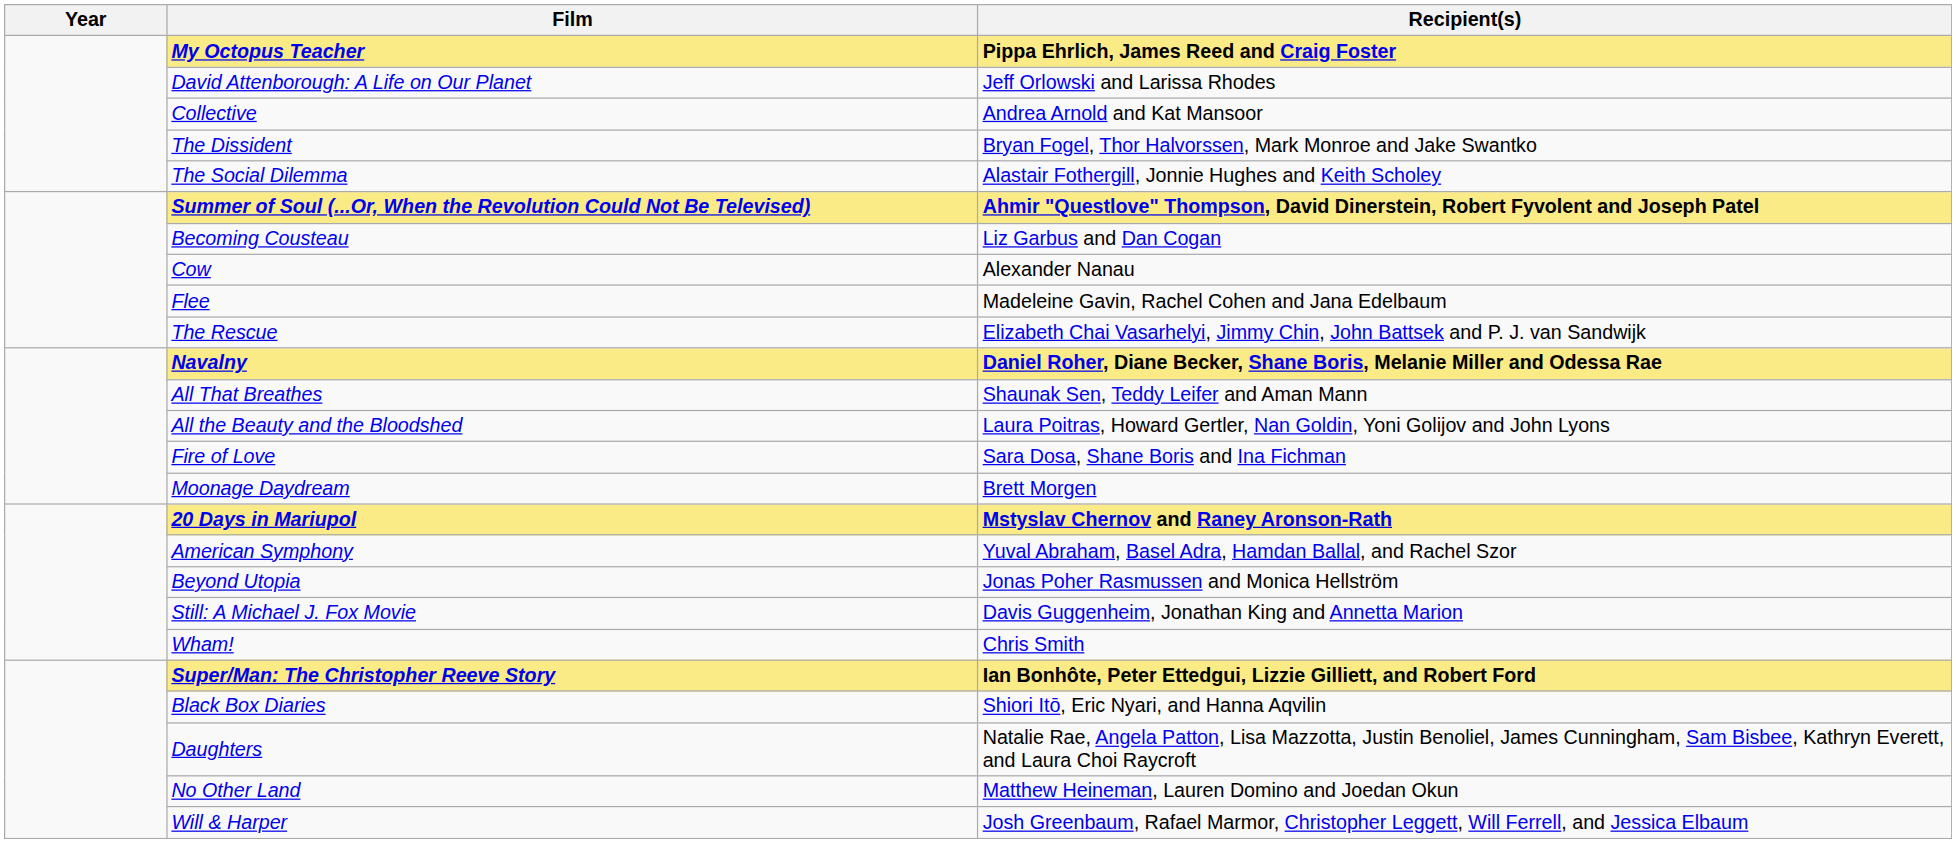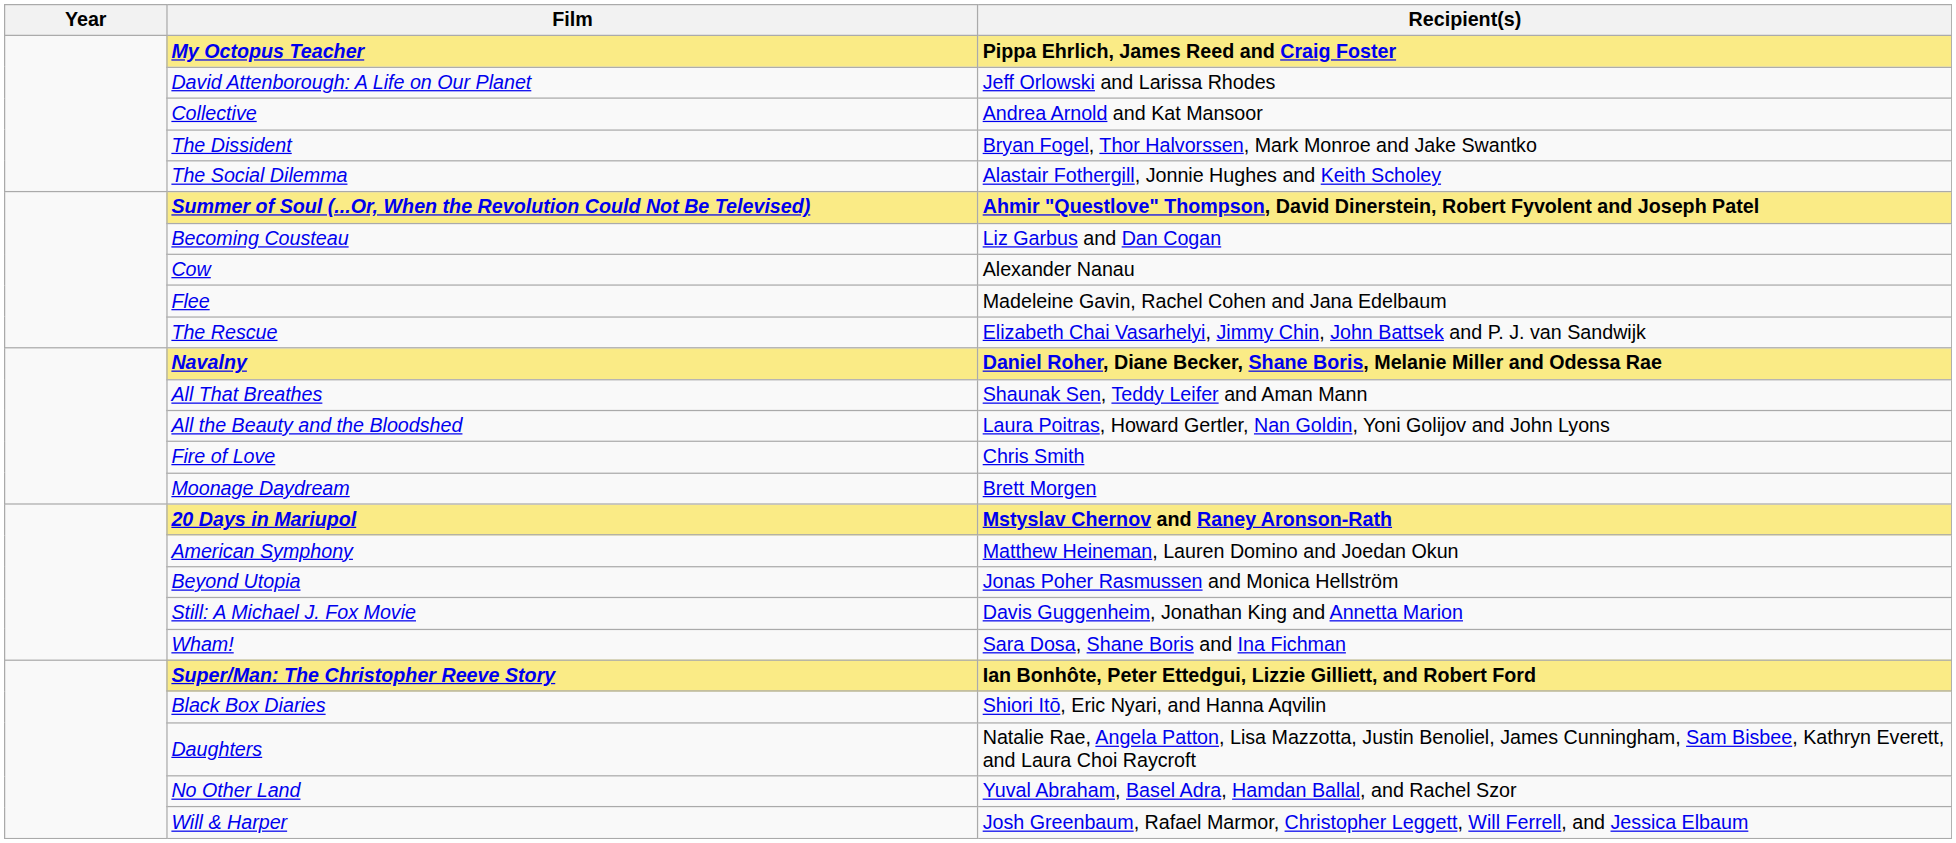(1164, 457) Sara Dosa, Shane Boris and Ina Fichman -> (1034, 457) Chris Smith
(1250, 550) Yuval Abraham, Basel Adra, Hamdan Ballal, and Rachel Szor -> (1221, 550) Matthew Heineman, Lauren Domino and Joedan Okun
(1034, 644) Chris Smith -> (1164, 644) Sara Dosa, Shane Boris and Ina Fichman
(1221, 791) Matthew Heineman, Lauren Domino and Joedan Okun -> (1250, 791) Yuval Abraham, Basel Adra, Hamdan Ballal, and Rachel Szor
